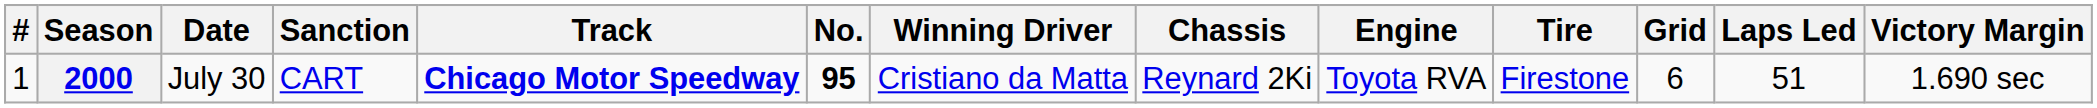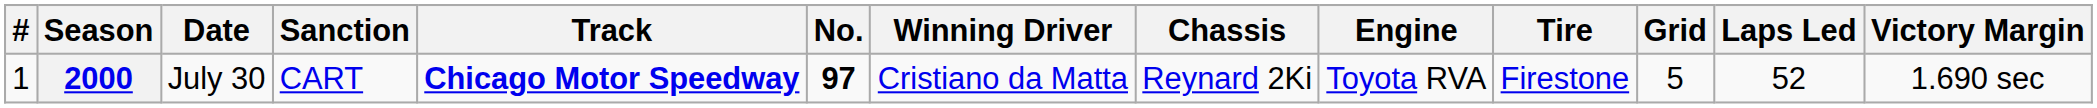(839, 78) 95 -> (839, 78) 97
(1675, 78) 6 -> (1675, 78) 5
(1789, 78) 51 -> (1789, 78) 52
